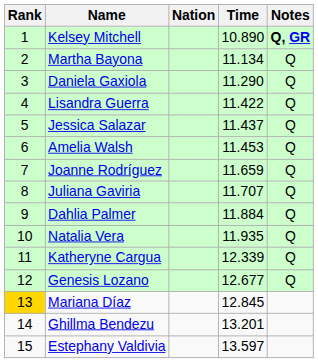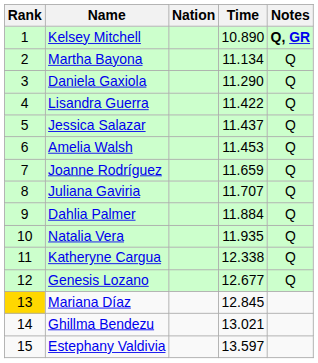(243, 258) 12.339 -> (243, 258) 12.338
(243, 324) 13.201 -> (243, 324) 13.021
